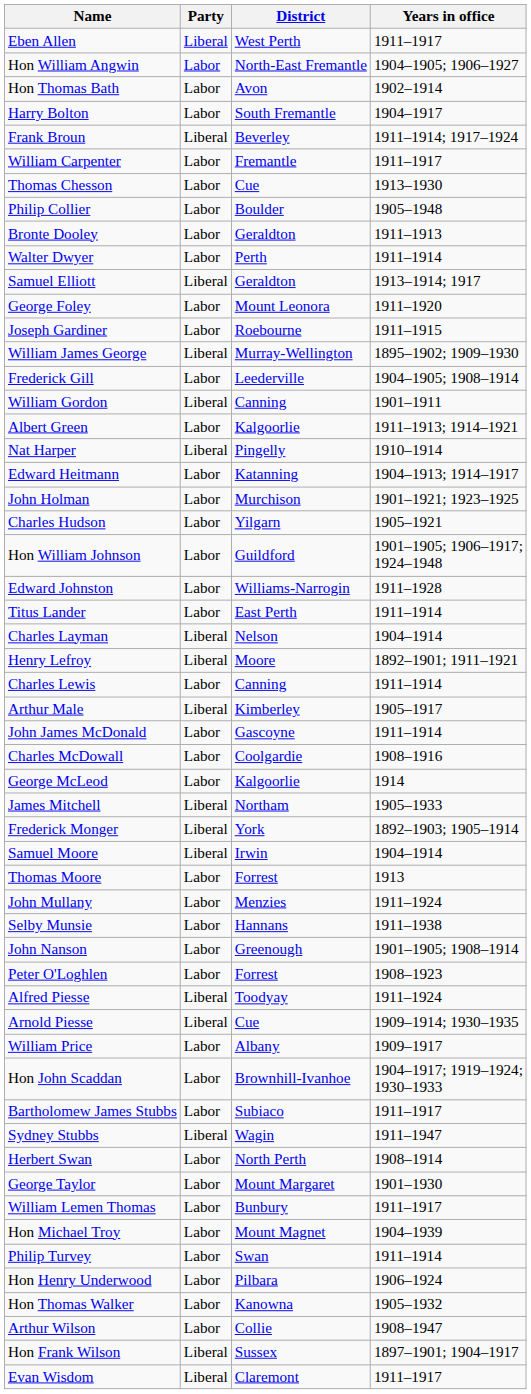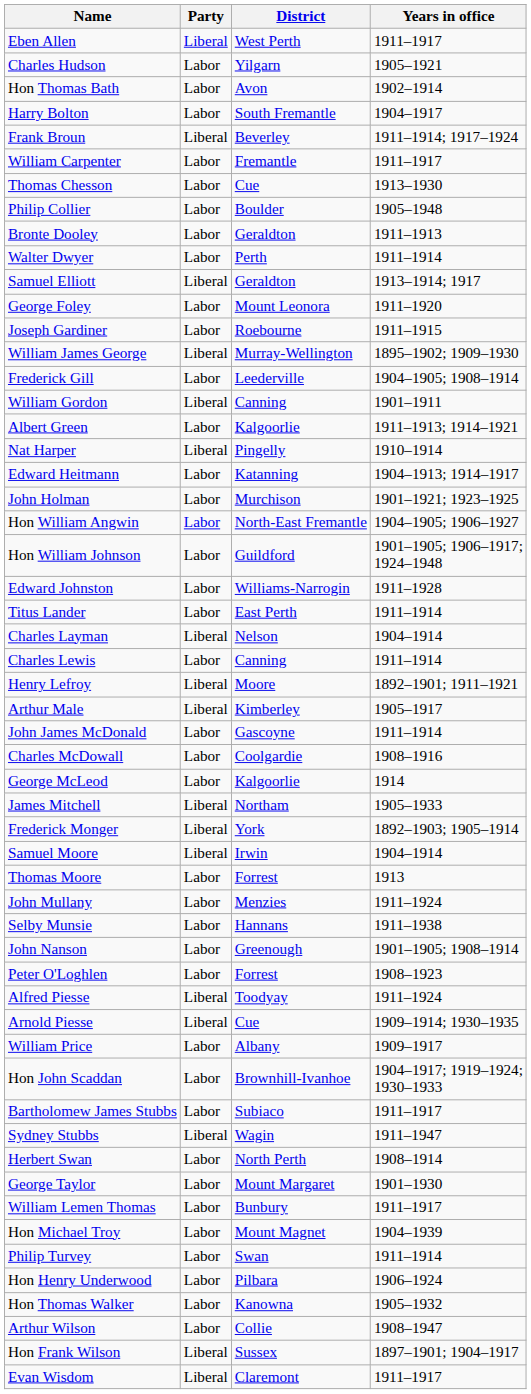rows swapped: (73, 64) <-> (57, 522)
rows swapped: (50, 660) <-> (52, 684)
